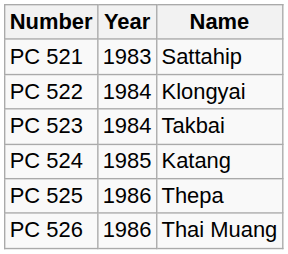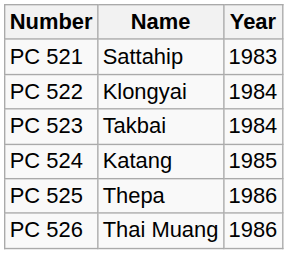columns swapped: (219, 21) <-> (127, 21)
